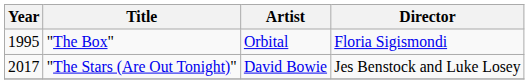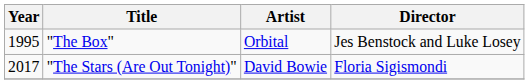(391, 41) Floria Sigismondi -> (427, 41) Jes Benstock and Luke Losey
(427, 66) Jes Benstock and Luke Losey -> (391, 66) Floria Sigismondi
